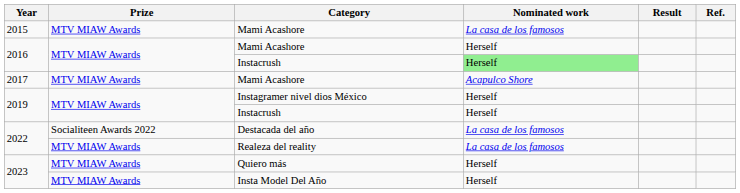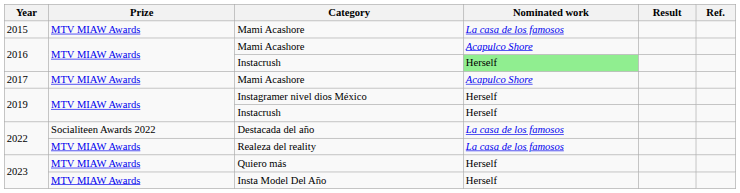(481, 46) Herself -> (499, 46) Acapulco Shore
